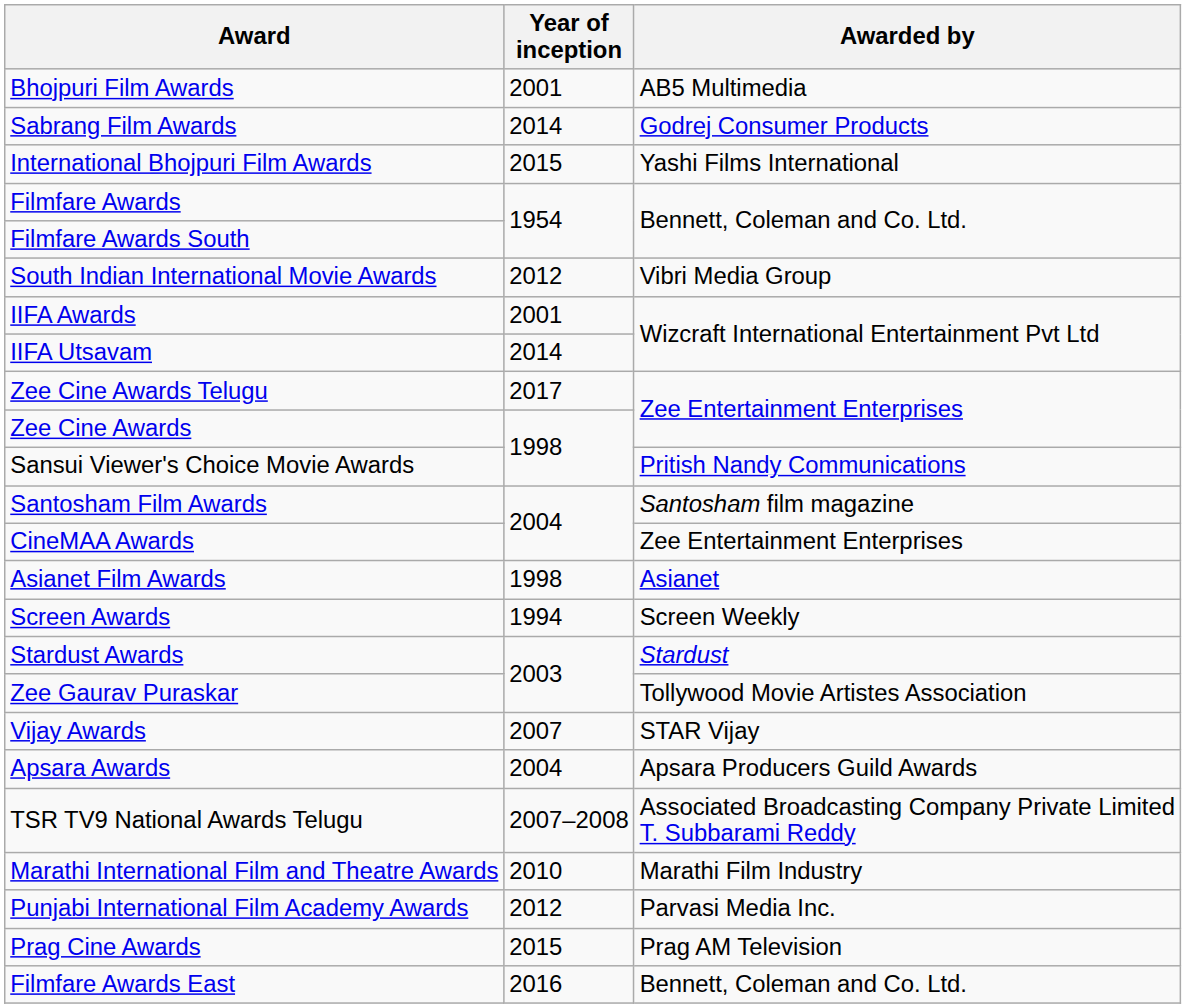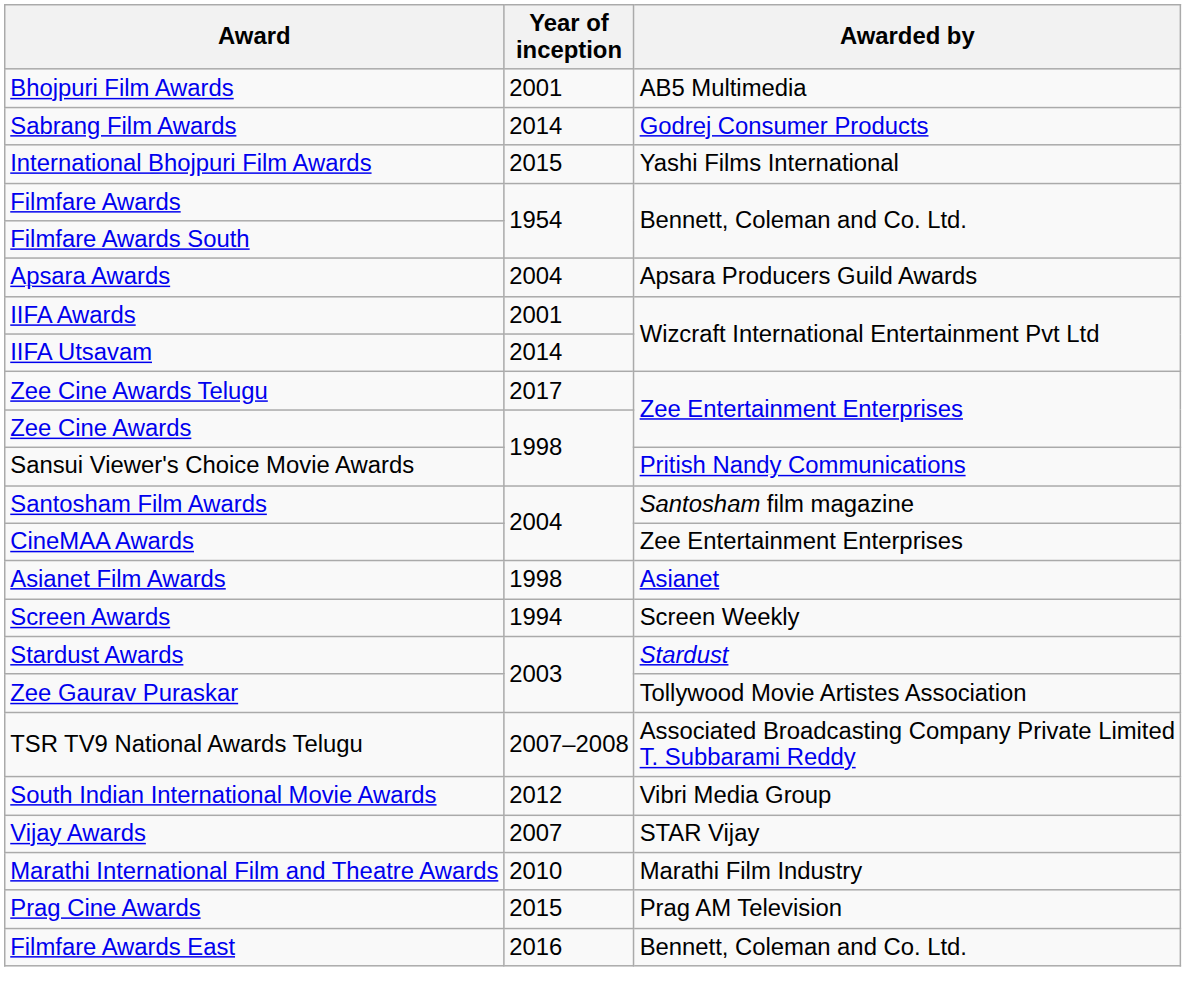rows swapped: (223, 277) <-> (90, 768)
rows swapped: (186, 819) <-> (78, 730)
- row: (239, 908)
